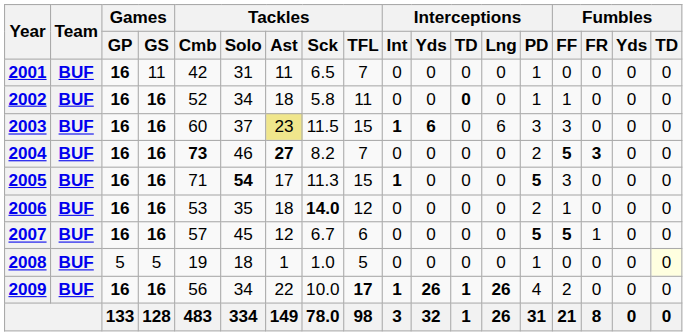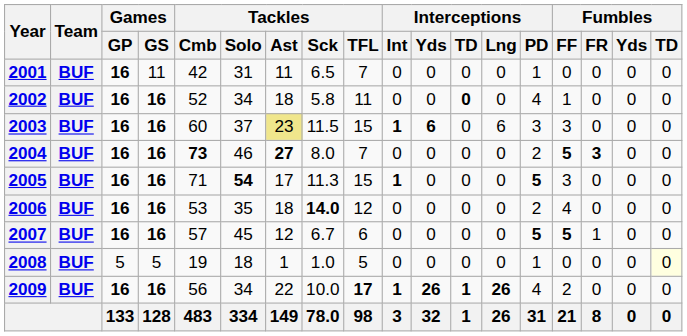(537, 99) 1 -> (537, 99) 4
(323, 153) 8.2 -> (323, 153) 8.0
(567, 208) 1 -> (567, 208) 4
